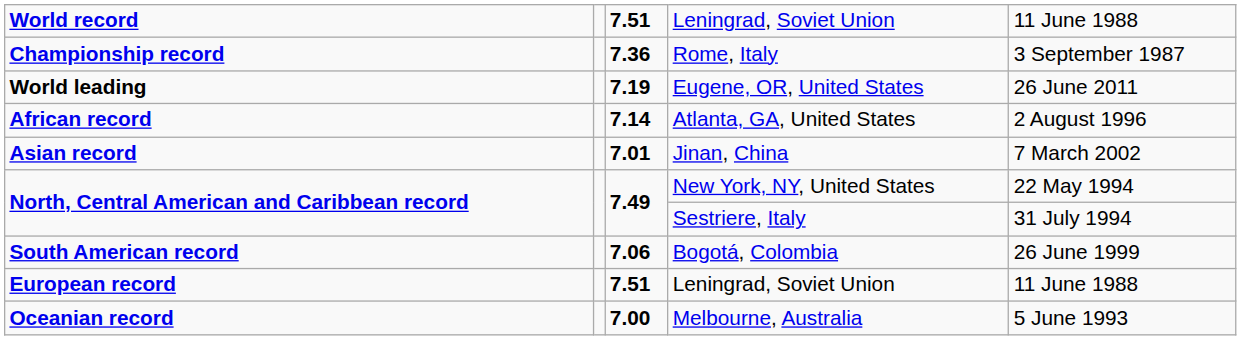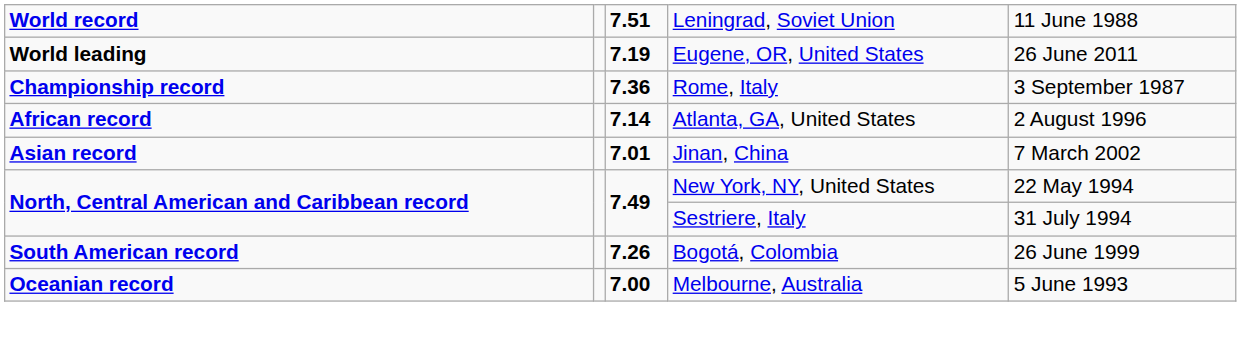rows swapped: (117, 53) <-> (78, 86)
(630, 251) 7.06 -> (630, 251) 7.26
- row: (93, 284)
